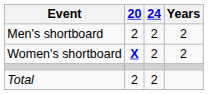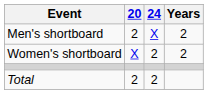(154, 34) 2 -> (154, 34) X
(134, 53) bold -> (134, 53) normal
